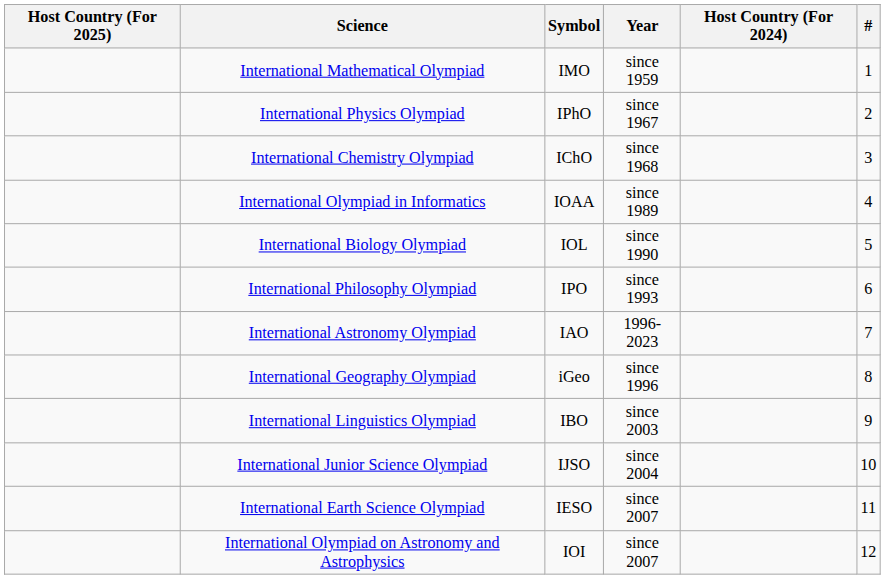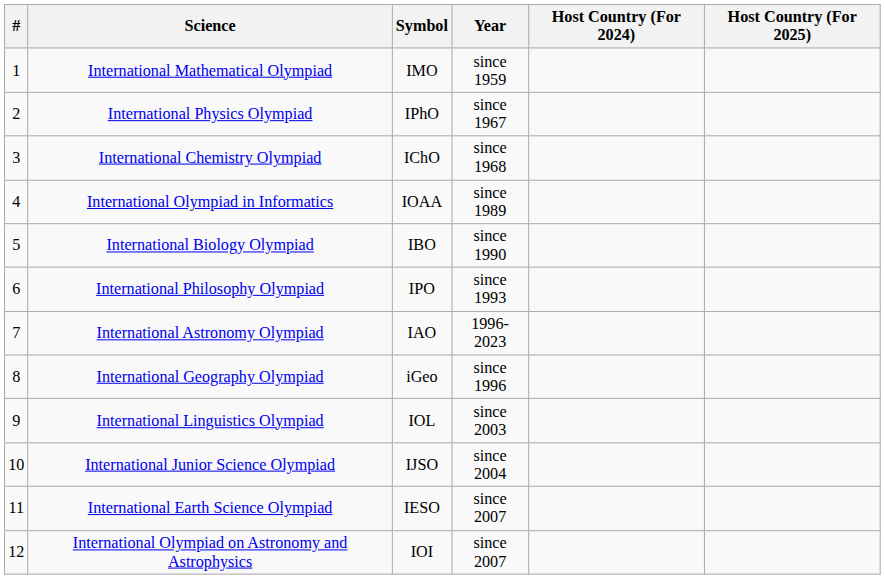columns swapped: (868, 26) <-> (92, 26)
(574, 245) IOL -> (422, 245) IBO
(574, 420) IBO -> (422, 420) IOL
